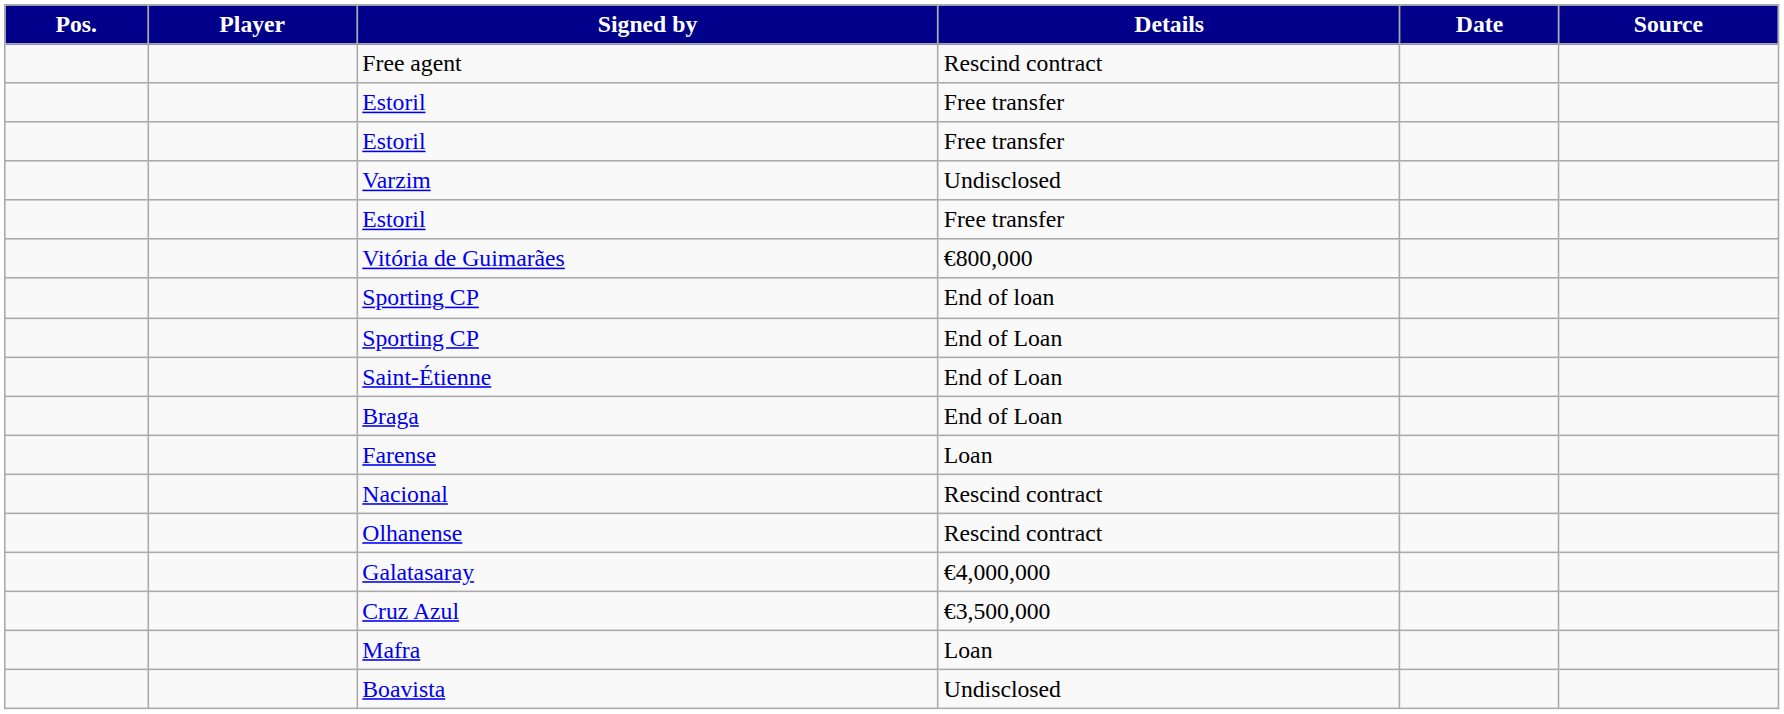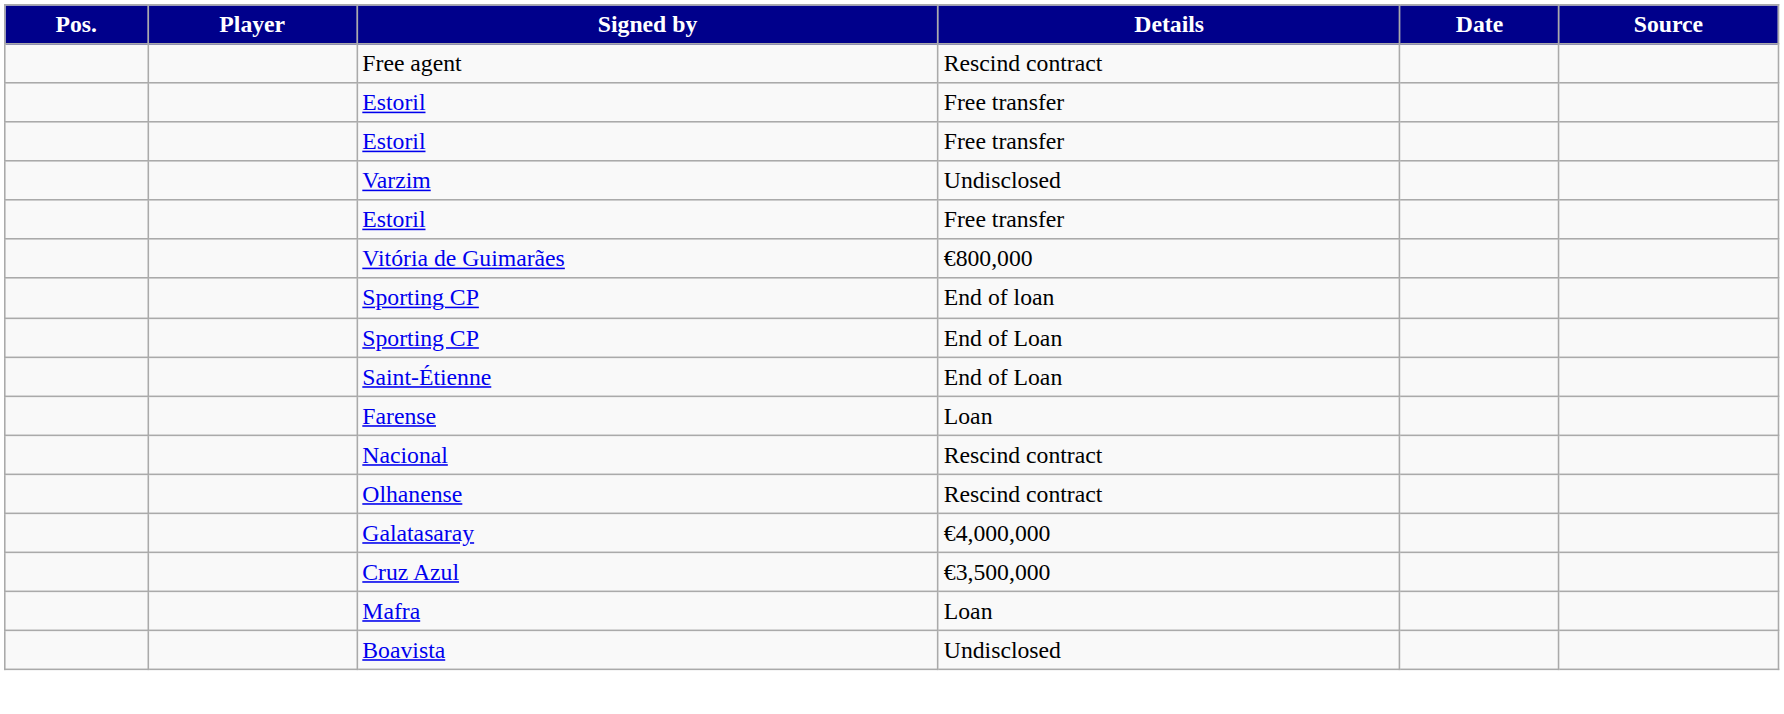- row: (391, 415)
